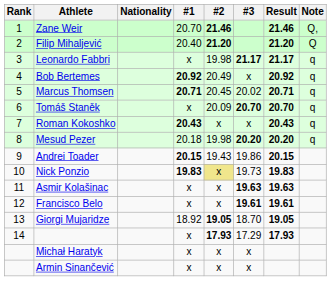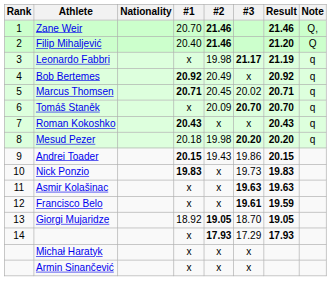(219, 44) 21.20 -> (219, 44) 21.46
(281, 60) 21.17 -> (281, 60) 21.19
(219, 172) khaki background -> (219, 172) no background
(281, 204) 19.61 -> (281, 204) 19.59
